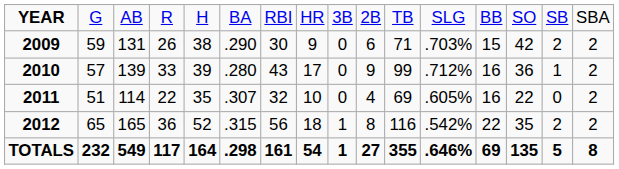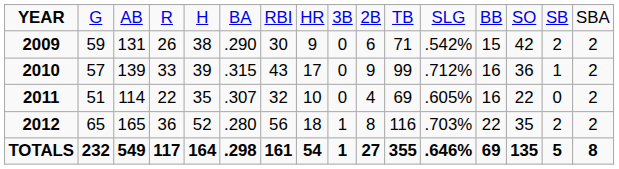(448, 44) .703% -> (448, 44) .542%
(240, 71) .280 -> (240, 71) .315
(240, 124) .315 -> (240, 124) .280
(448, 124) .542% -> (448, 124) .703%
